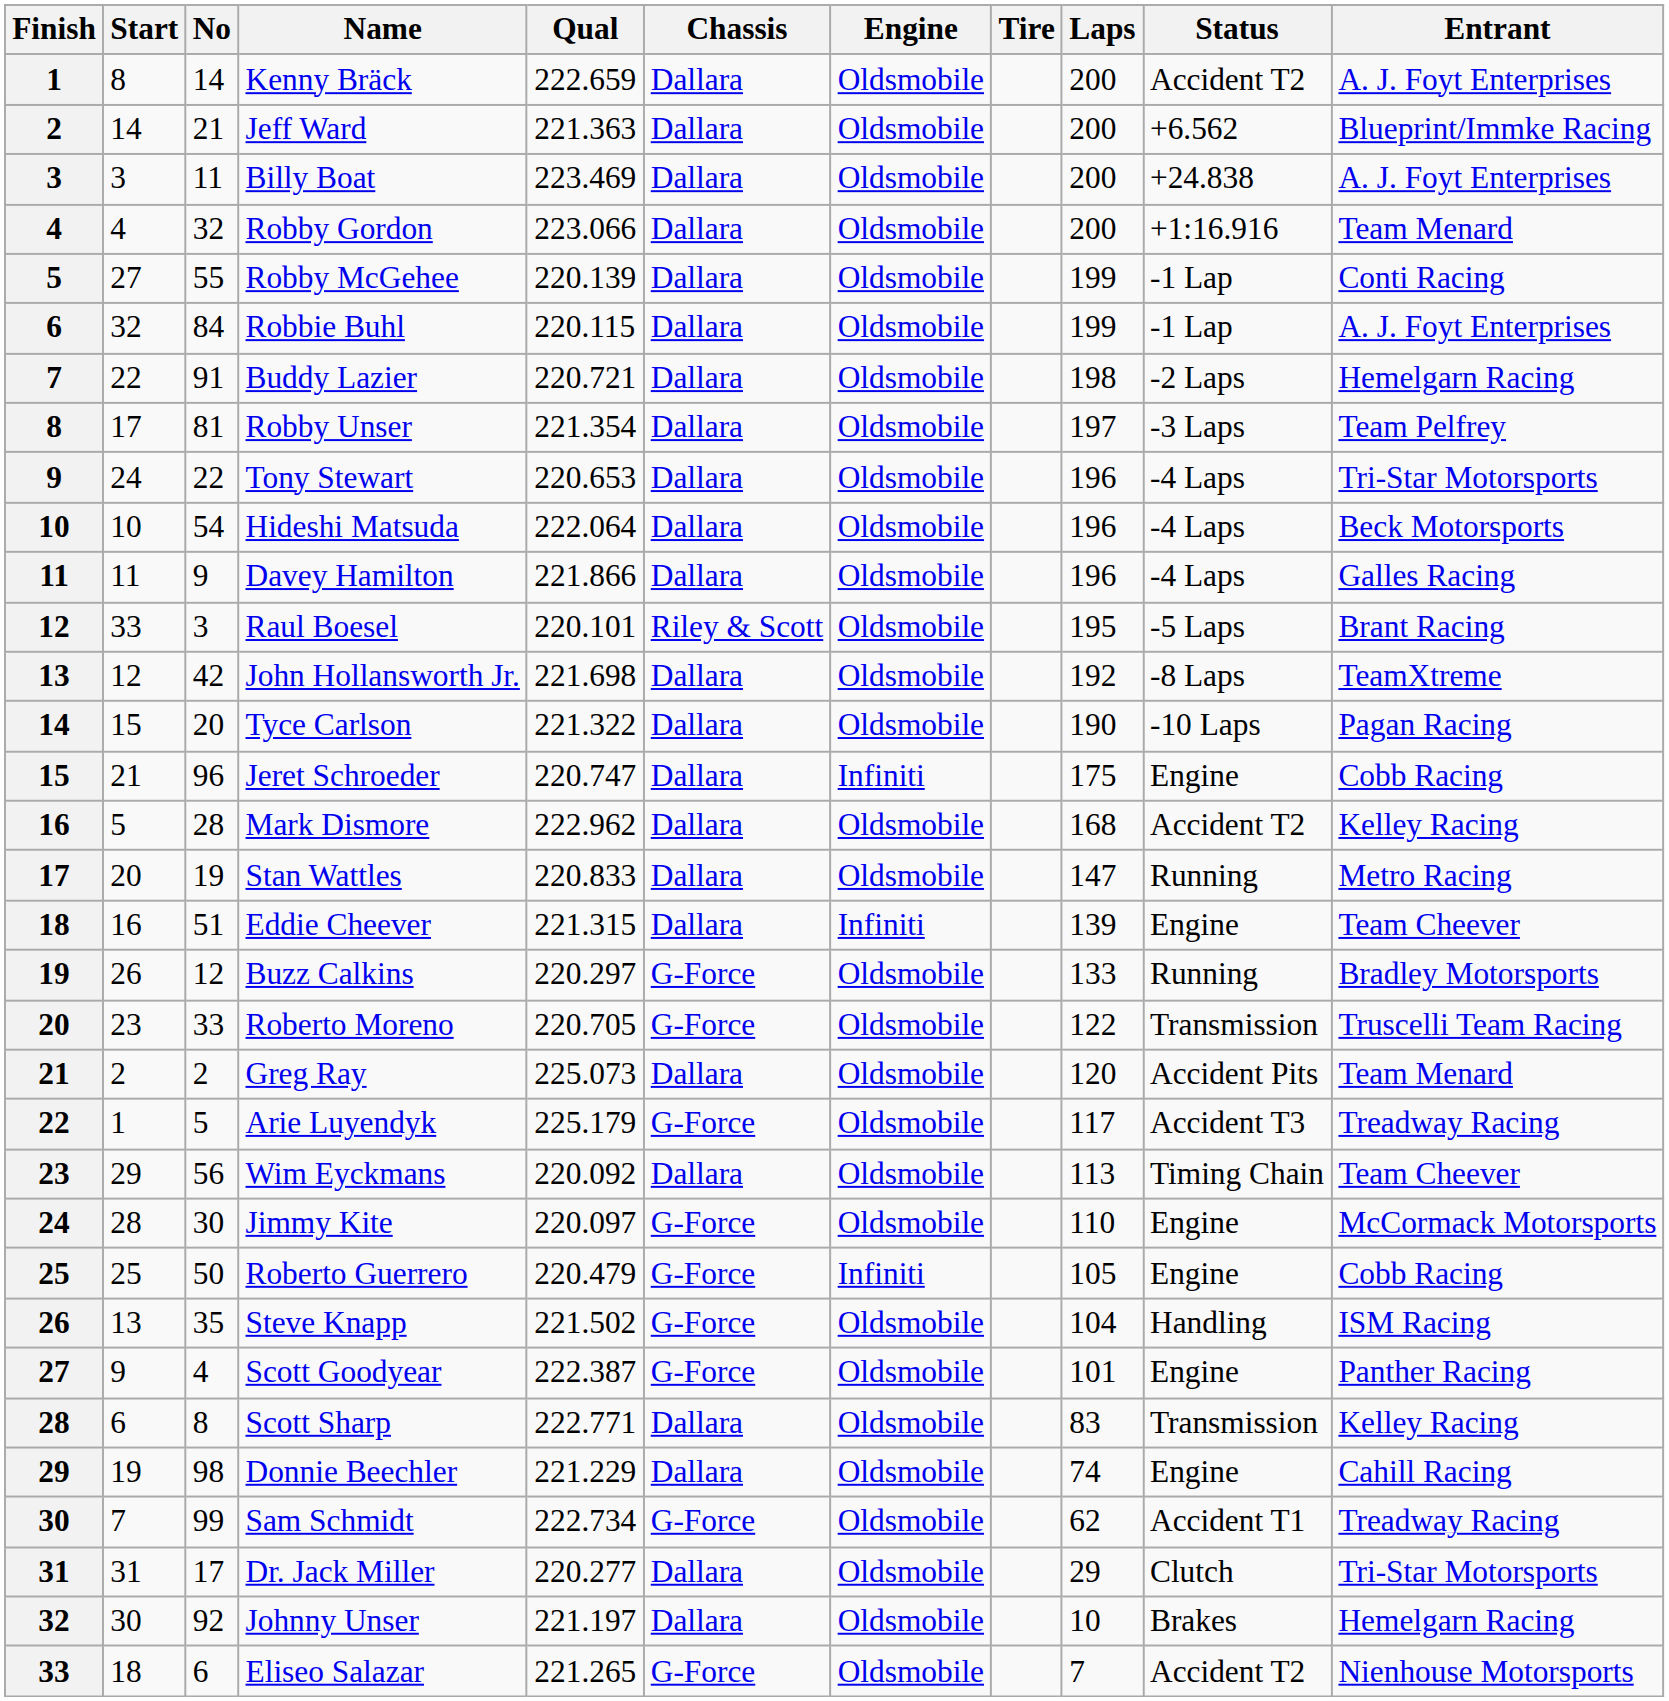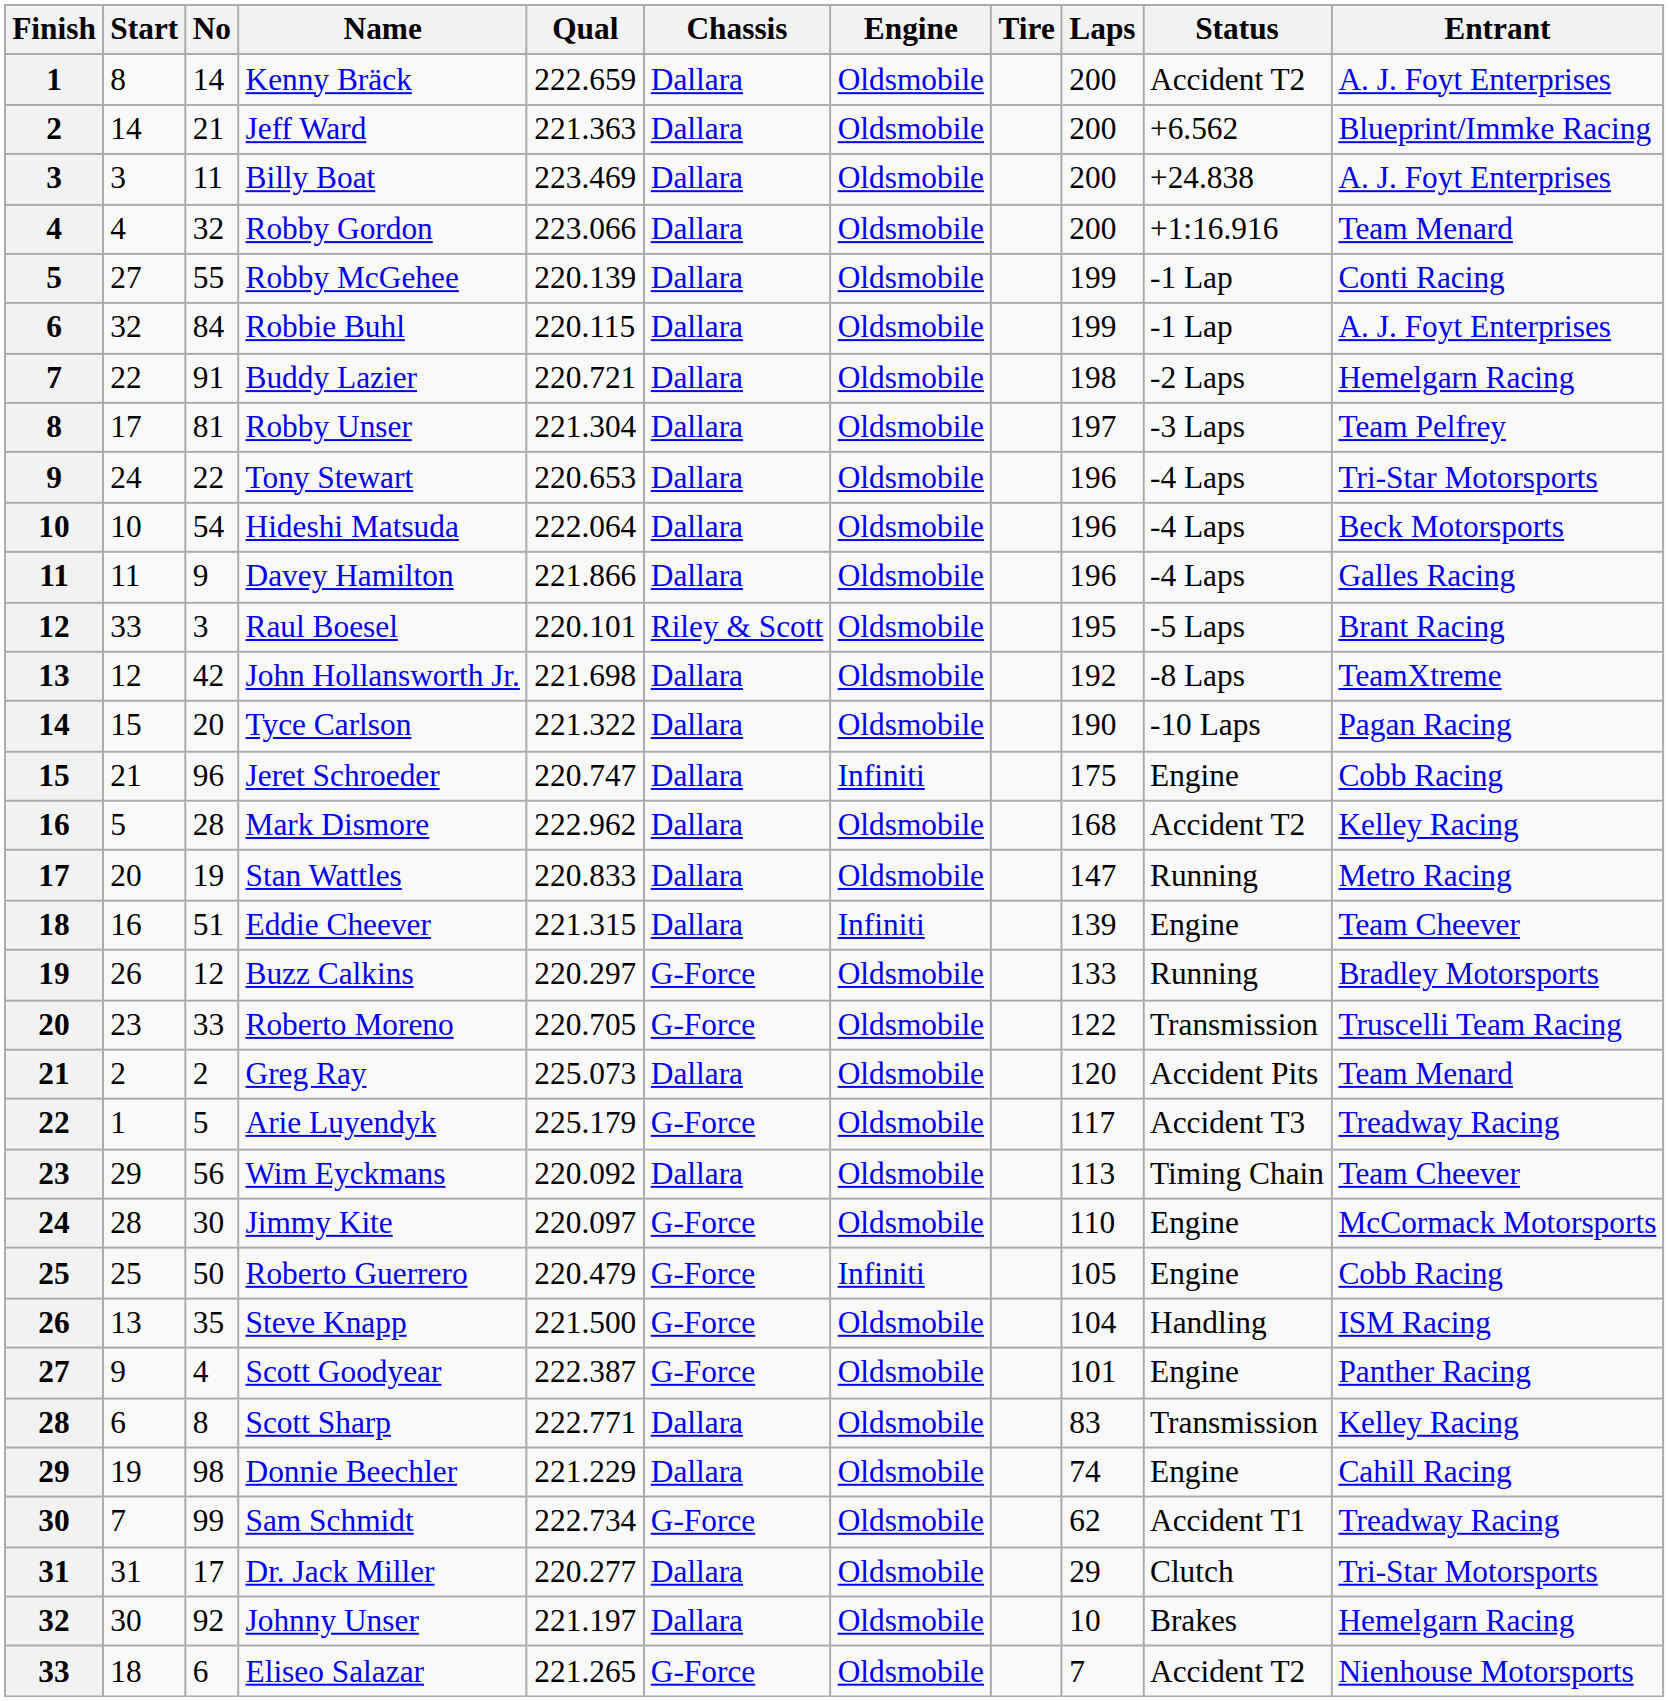(585, 427) 221.354 -> (585, 427) 221.304
(585, 1322) 221.502 -> (585, 1322) 221.500
